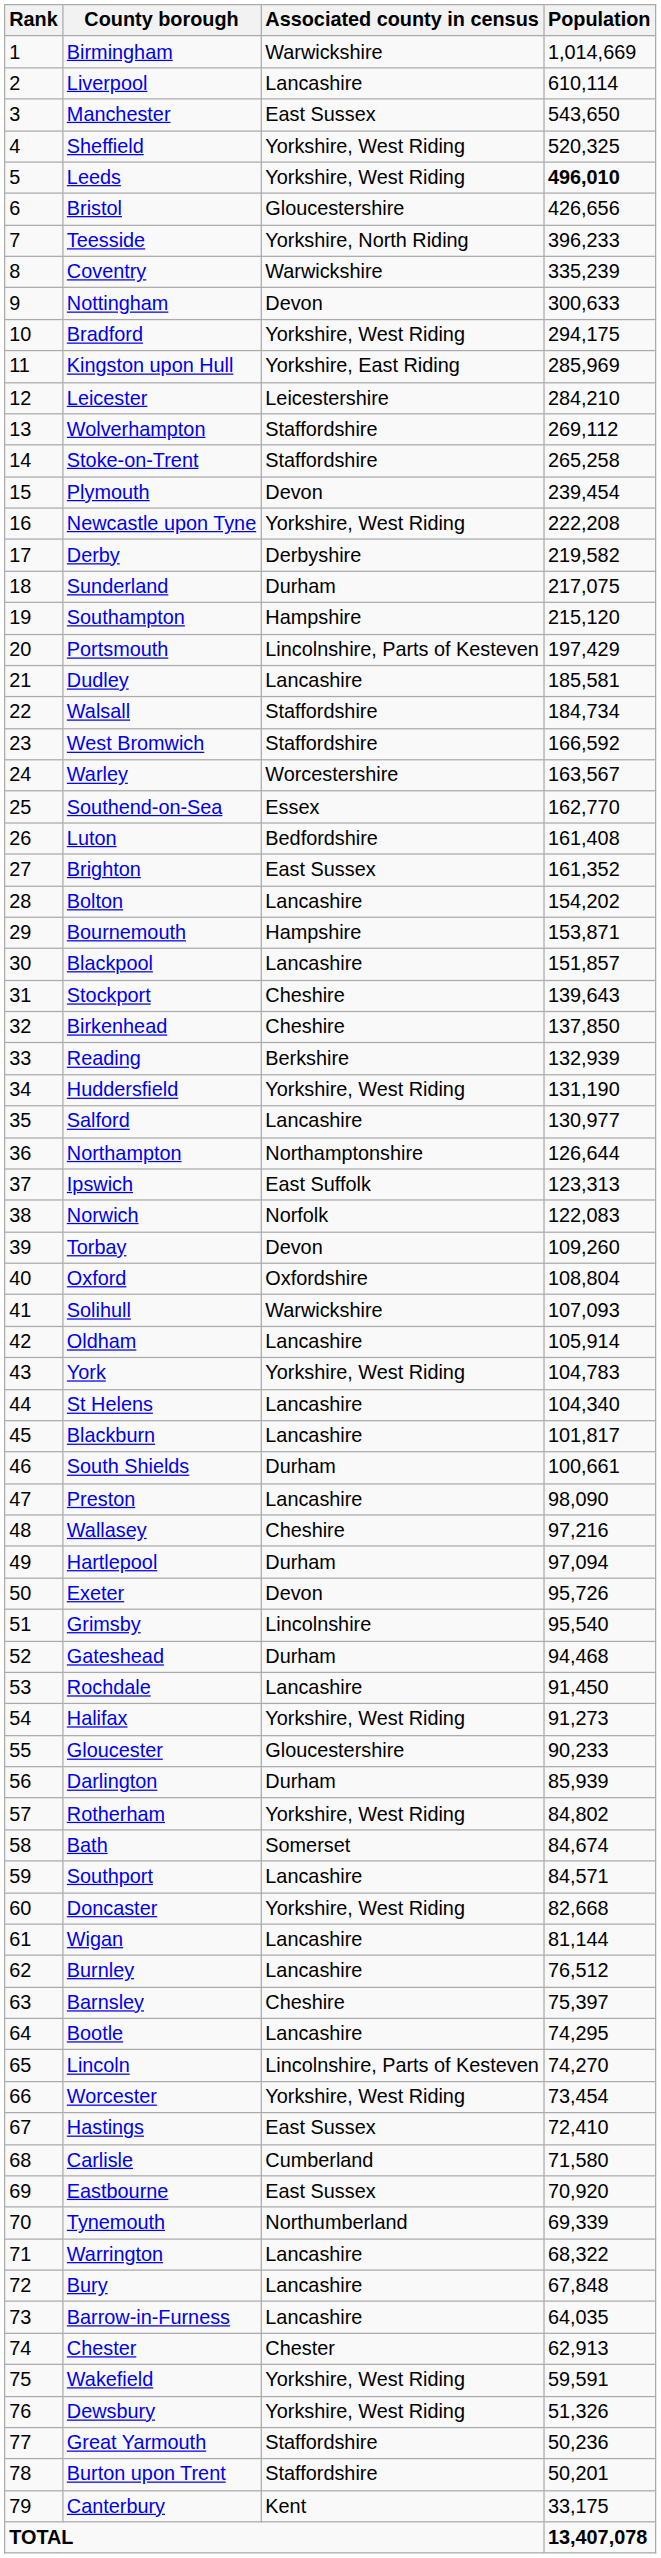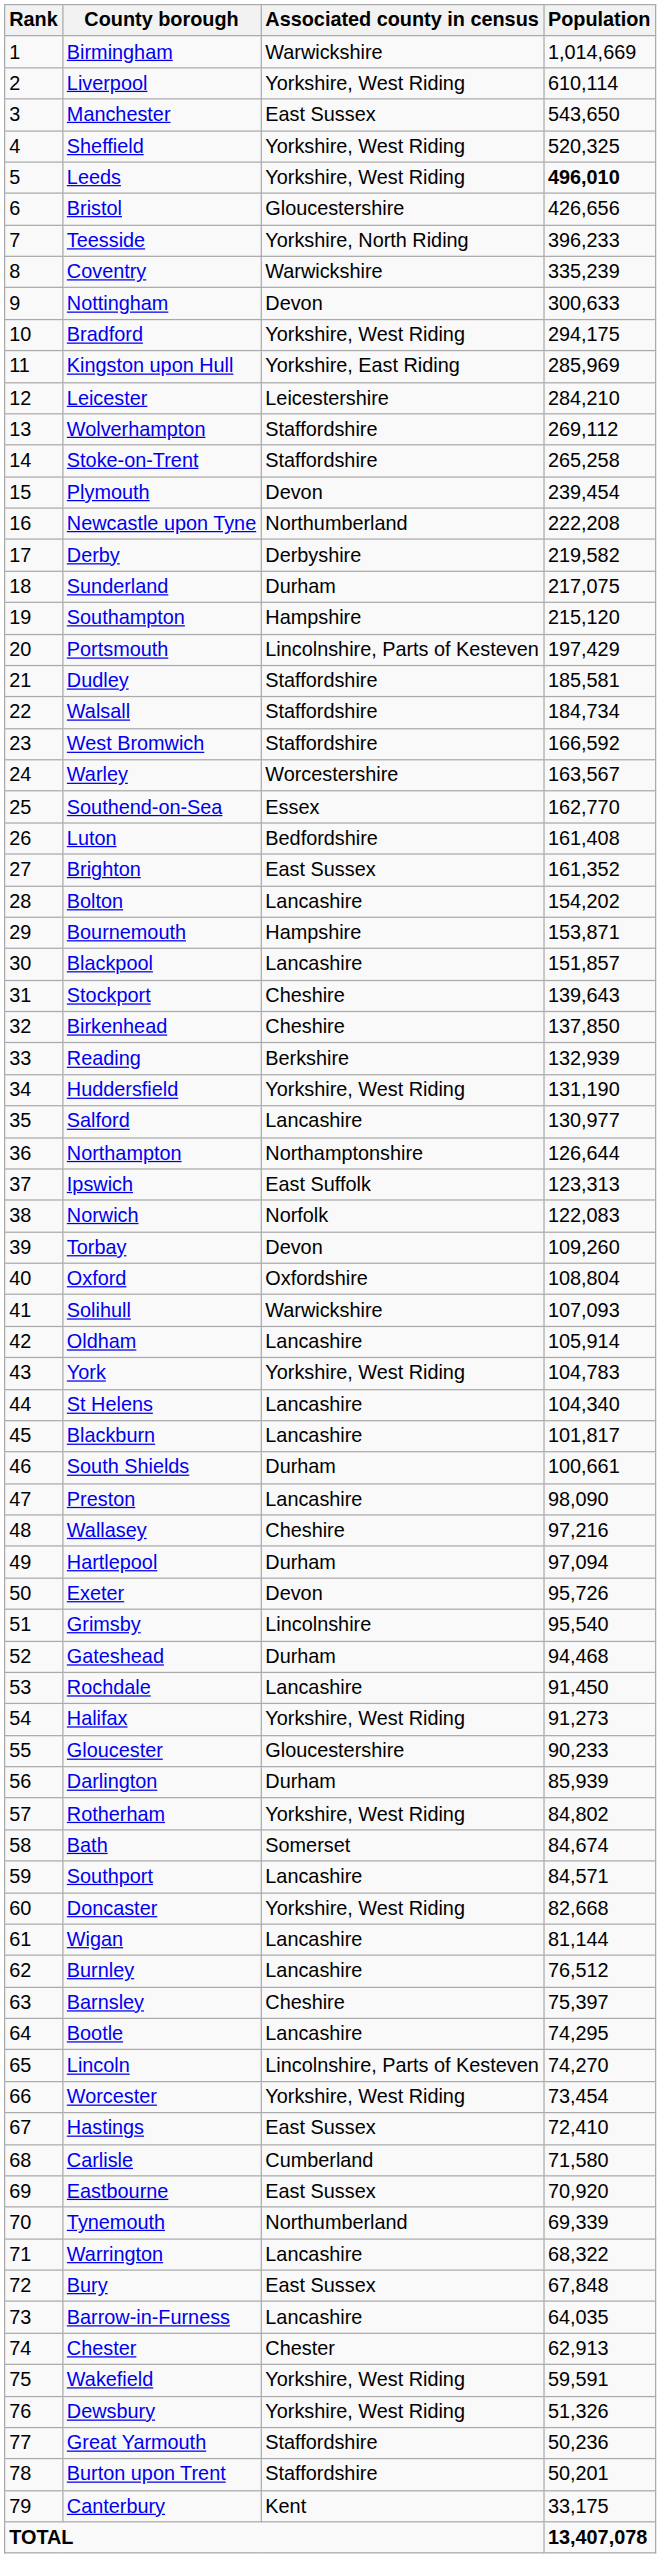(314, 83) Lancashire -> (365, 83) Yorkshire, West Riding
(365, 523) Yorkshire, West Riding -> (336, 523) Northumberland
(314, 680) Lancashire -> (321, 680) Staffordshire
(314, 2285) Lancashire -> (320, 2285) East Sussex
